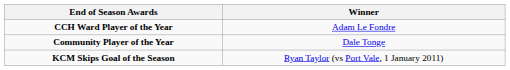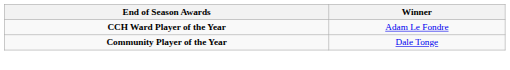- row: (113, 58)
